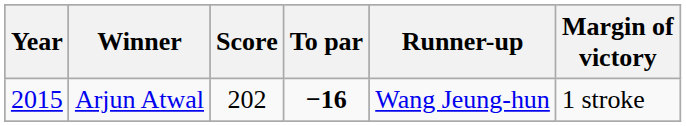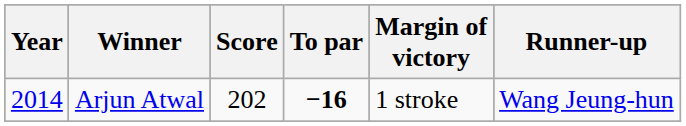columns swapped: (618, 41) <-> (463, 41)
(37, 99) 2015 -> (37, 99) 2014
